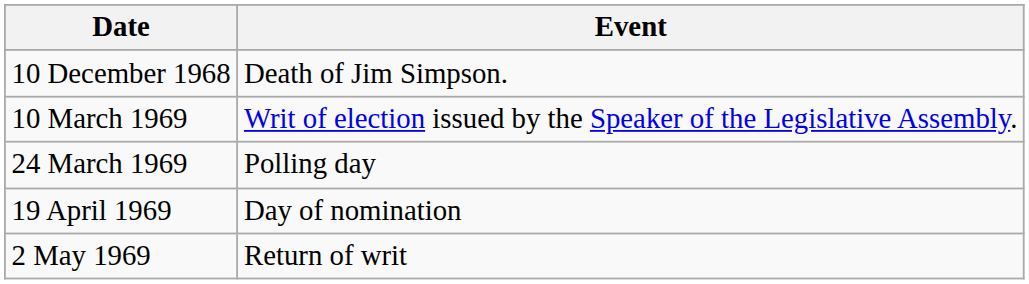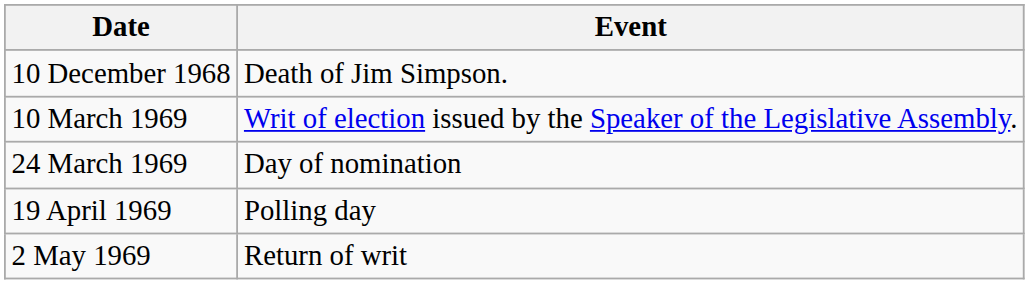(310, 164) Polling day -> (353, 164) Day of nomination
(353, 210) Day of nomination -> (310, 210) Polling day
